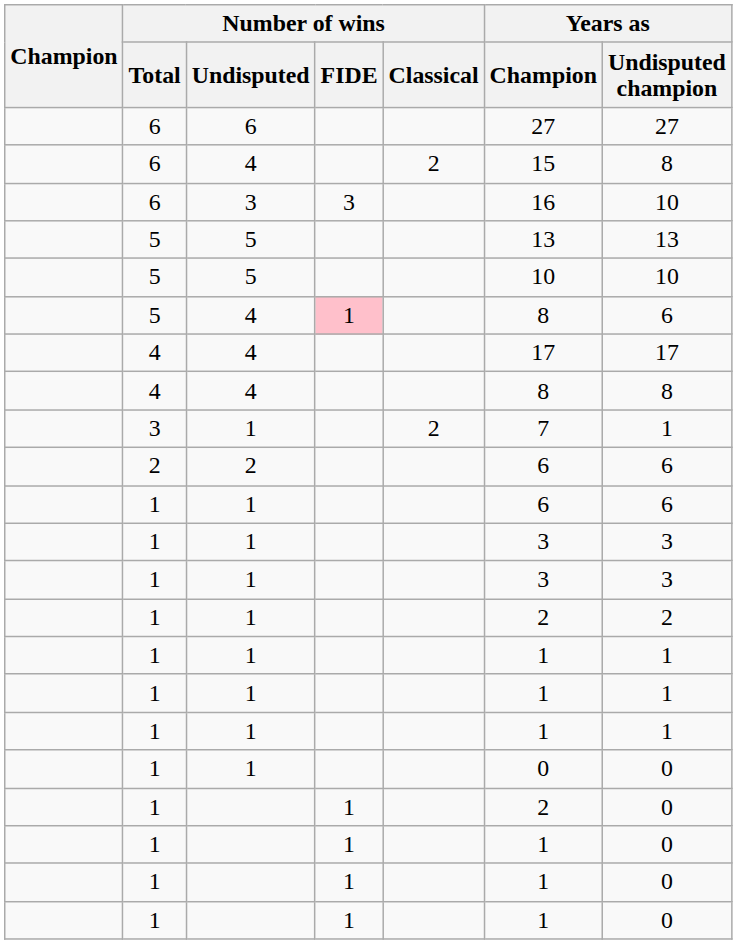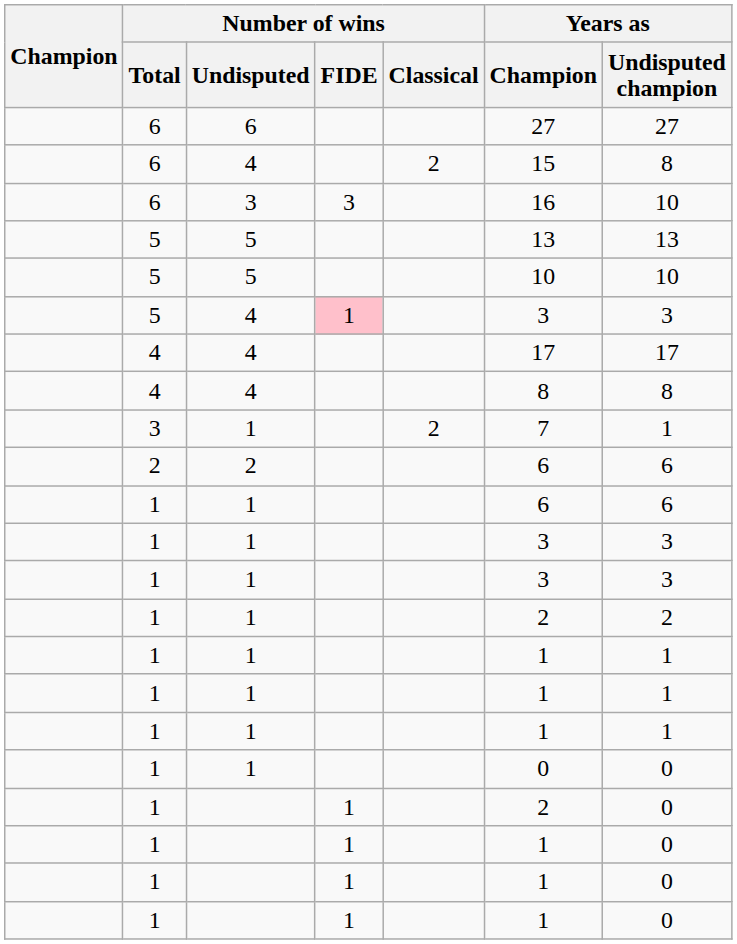(543, 314) 8 -> (543, 314) 3
(667, 314) 6 -> (667, 314) 3
